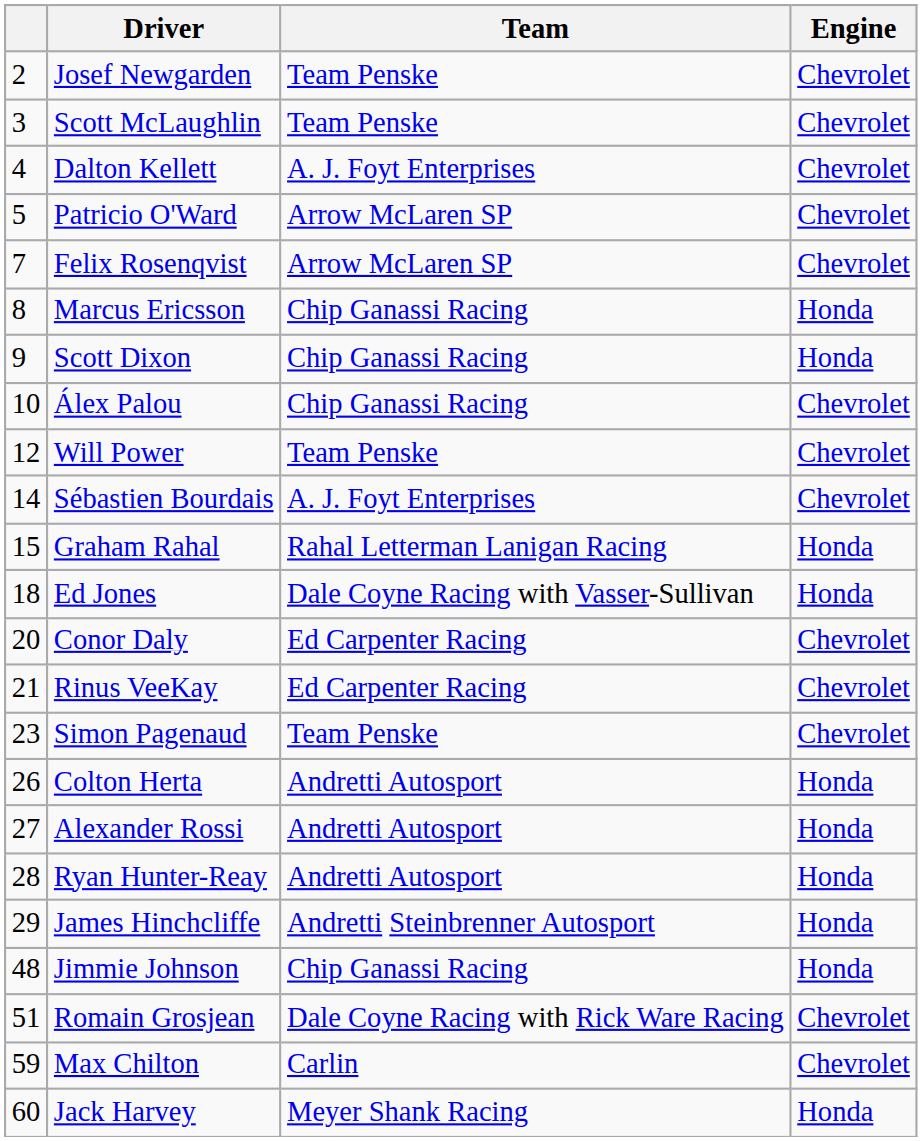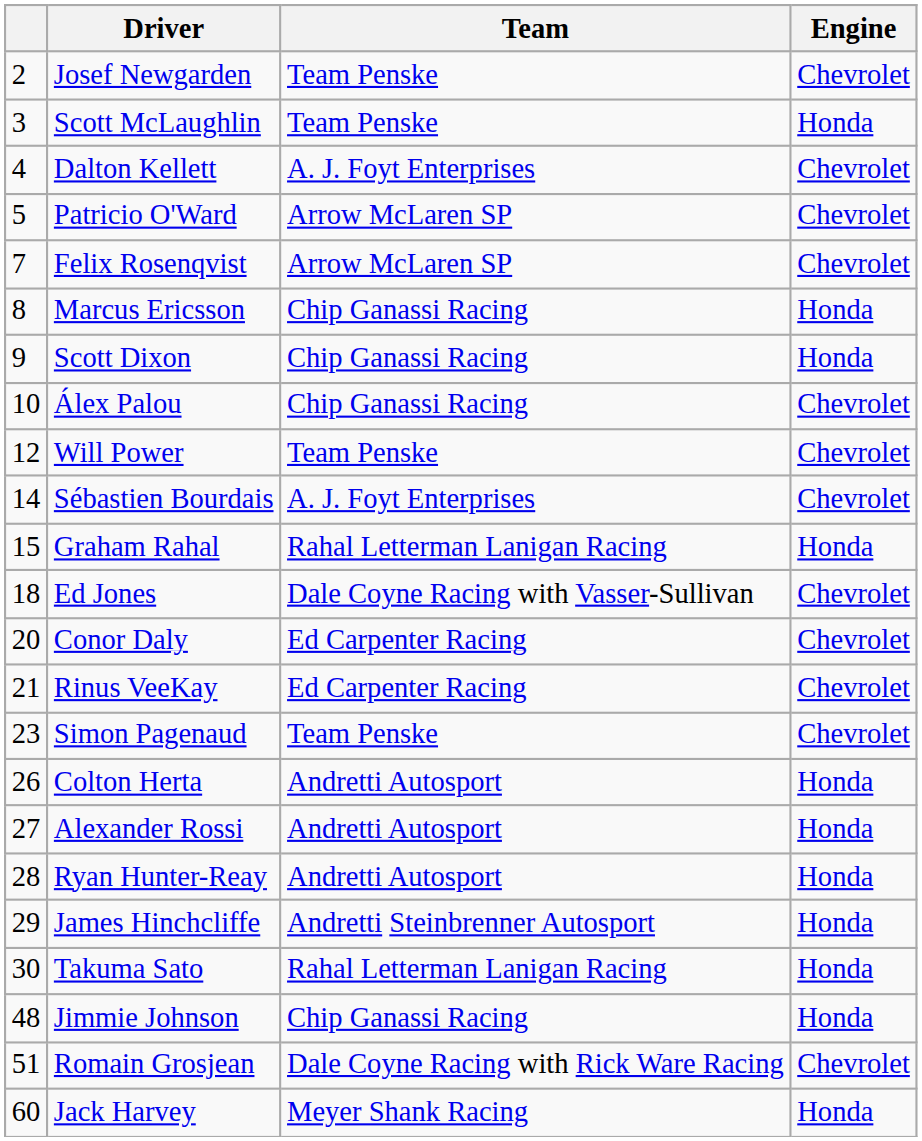(854, 121) Chevrolet -> (835, 121) Honda
(835, 593) Honda -> (854, 593) Chevrolet
+ row: (129, 970)
- row: (126, 1064)
